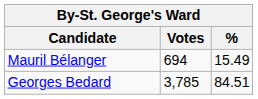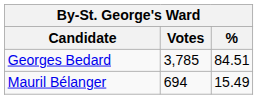rows swapped: (59, 82) <-> (57, 60)
